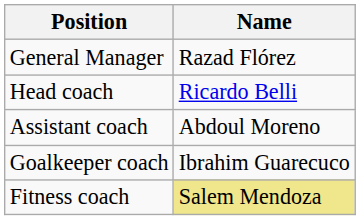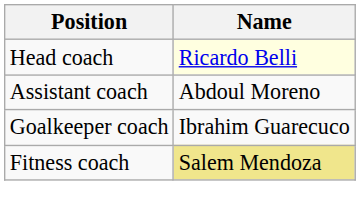- row: (87, 57)
(238, 92) no background -> (238, 57) lightyellow background
